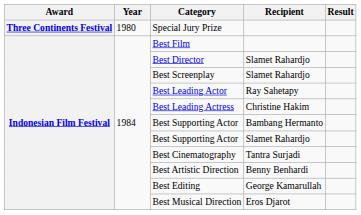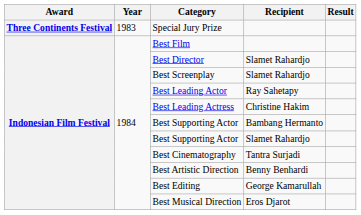(126, 28) 1980 -> (126, 28) 1983
